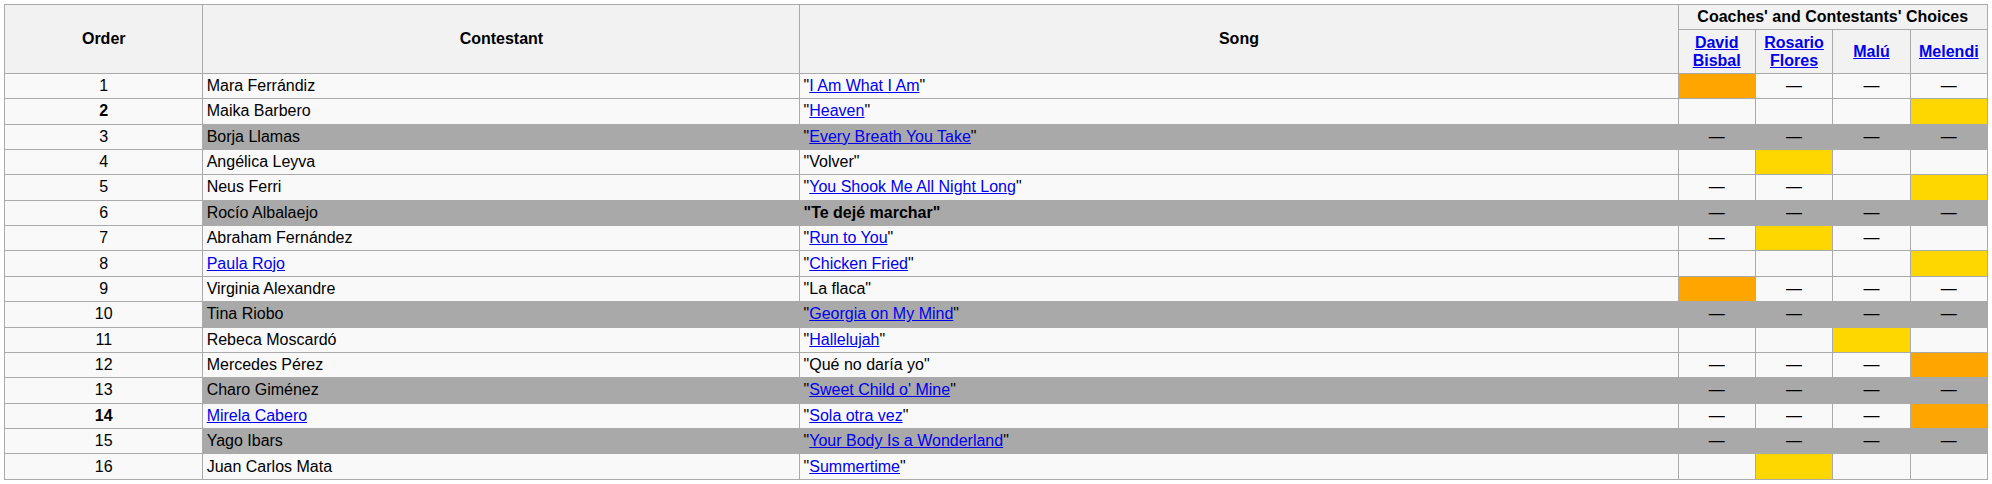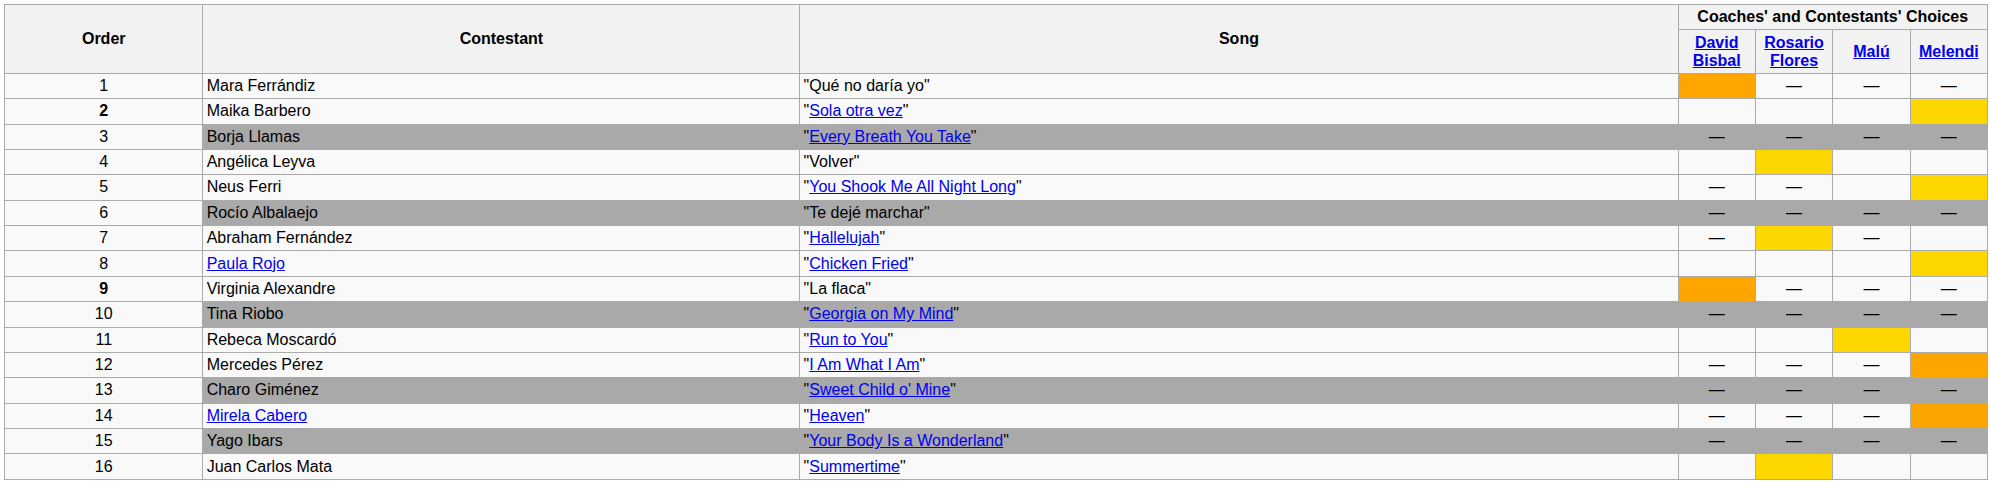(864, 85) "I Am What I Am" -> (867, 85) "Qué no daría yo"
(837, 111) "Heaven" -> (856, 111) "Sola otra vez"
(872, 212) bold -> (867, 212) normal
(848, 238) "Run to You" -> (844, 238) "Hallelujah"
(104, 288) normal -> (104, 288) bold
(844, 339) "Hallelujah" -> (848, 339) "Run to You"
(867, 365) "Qué no daría yo" -> (864, 365) "I Am What I Am"
(104, 415) bold -> (104, 415) normal
(856, 415) "Sola otra vez" -> (837, 415) "Heaven"
